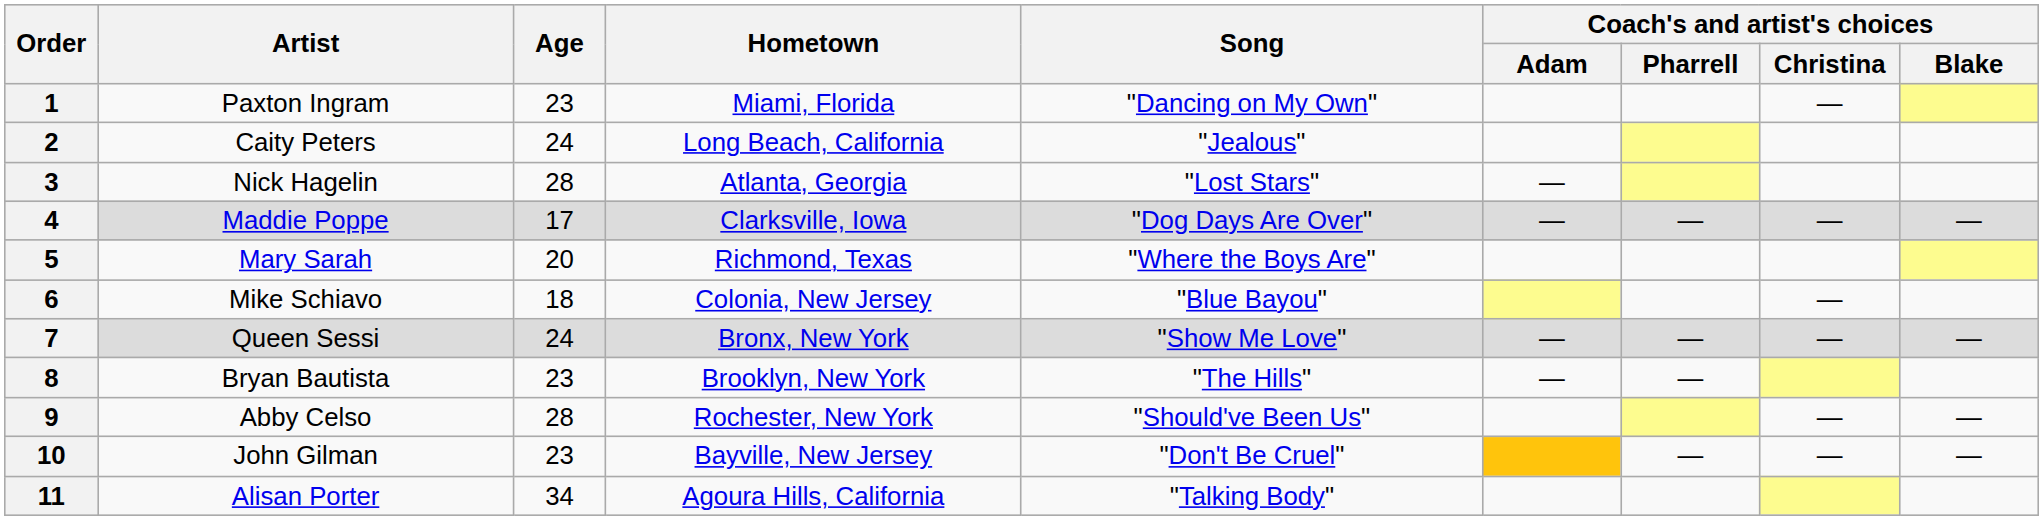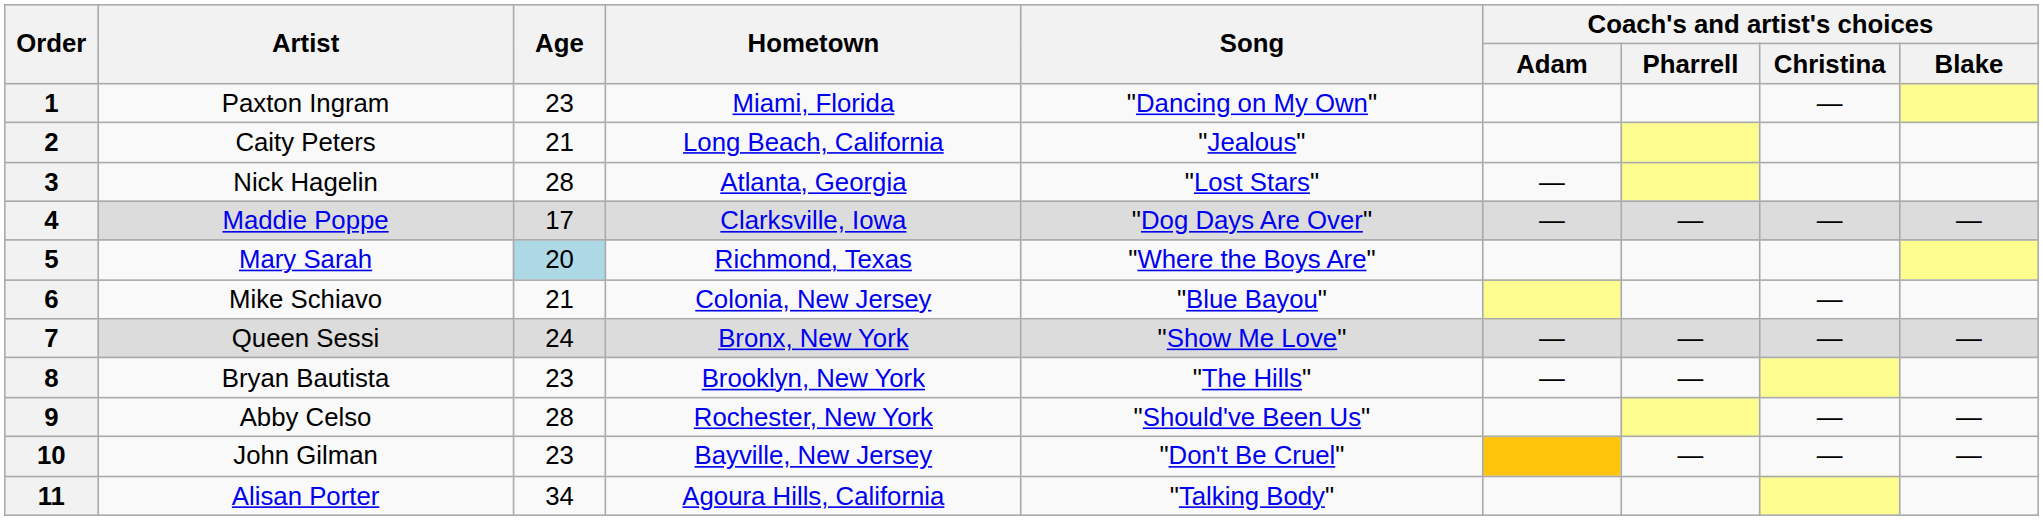(559, 142) 24 -> (559, 142) 21
(559, 260) no background -> (559, 260) lightblue background
(559, 299) 18 -> (559, 299) 21
